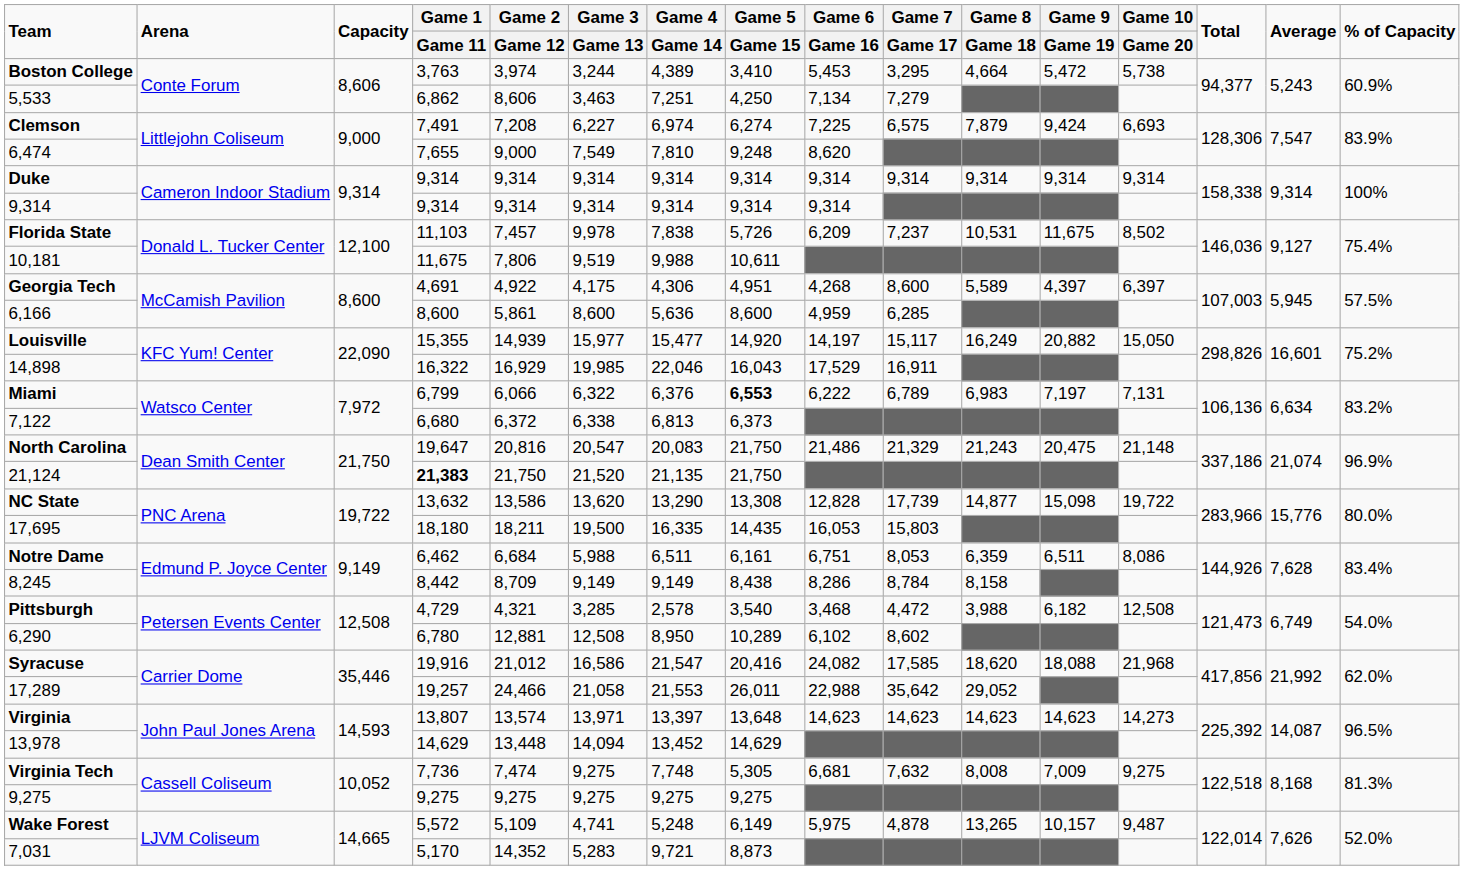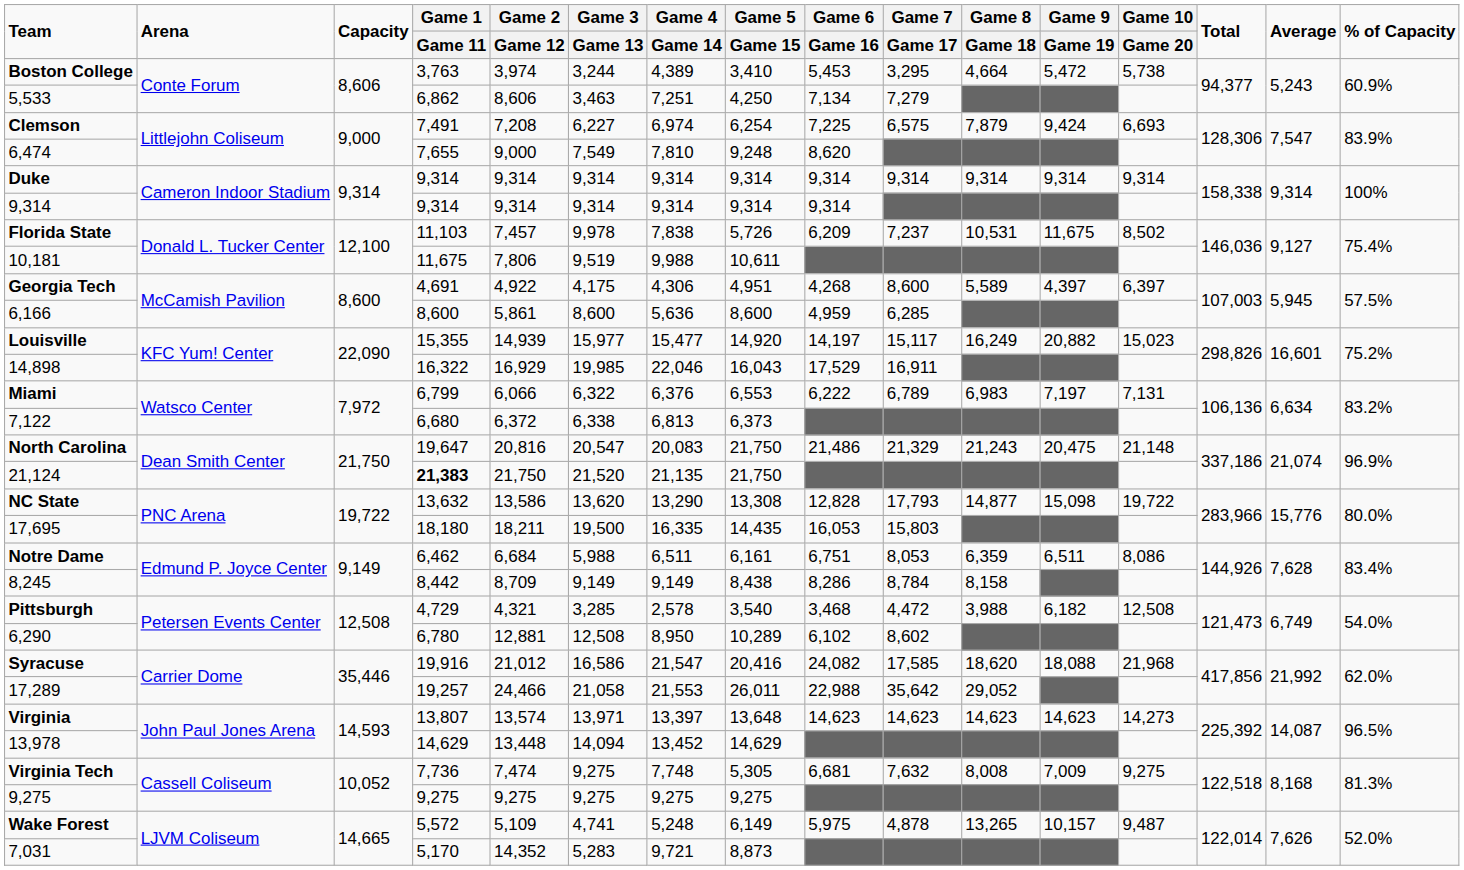(751, 125) 6,274 -> (751, 125) 6,254
(1148, 340) 15,050 -> (1148, 340) 15,023
(751, 394) bold -> (751, 394) normal
(913, 502) 17,739 -> (913, 502) 17,793
